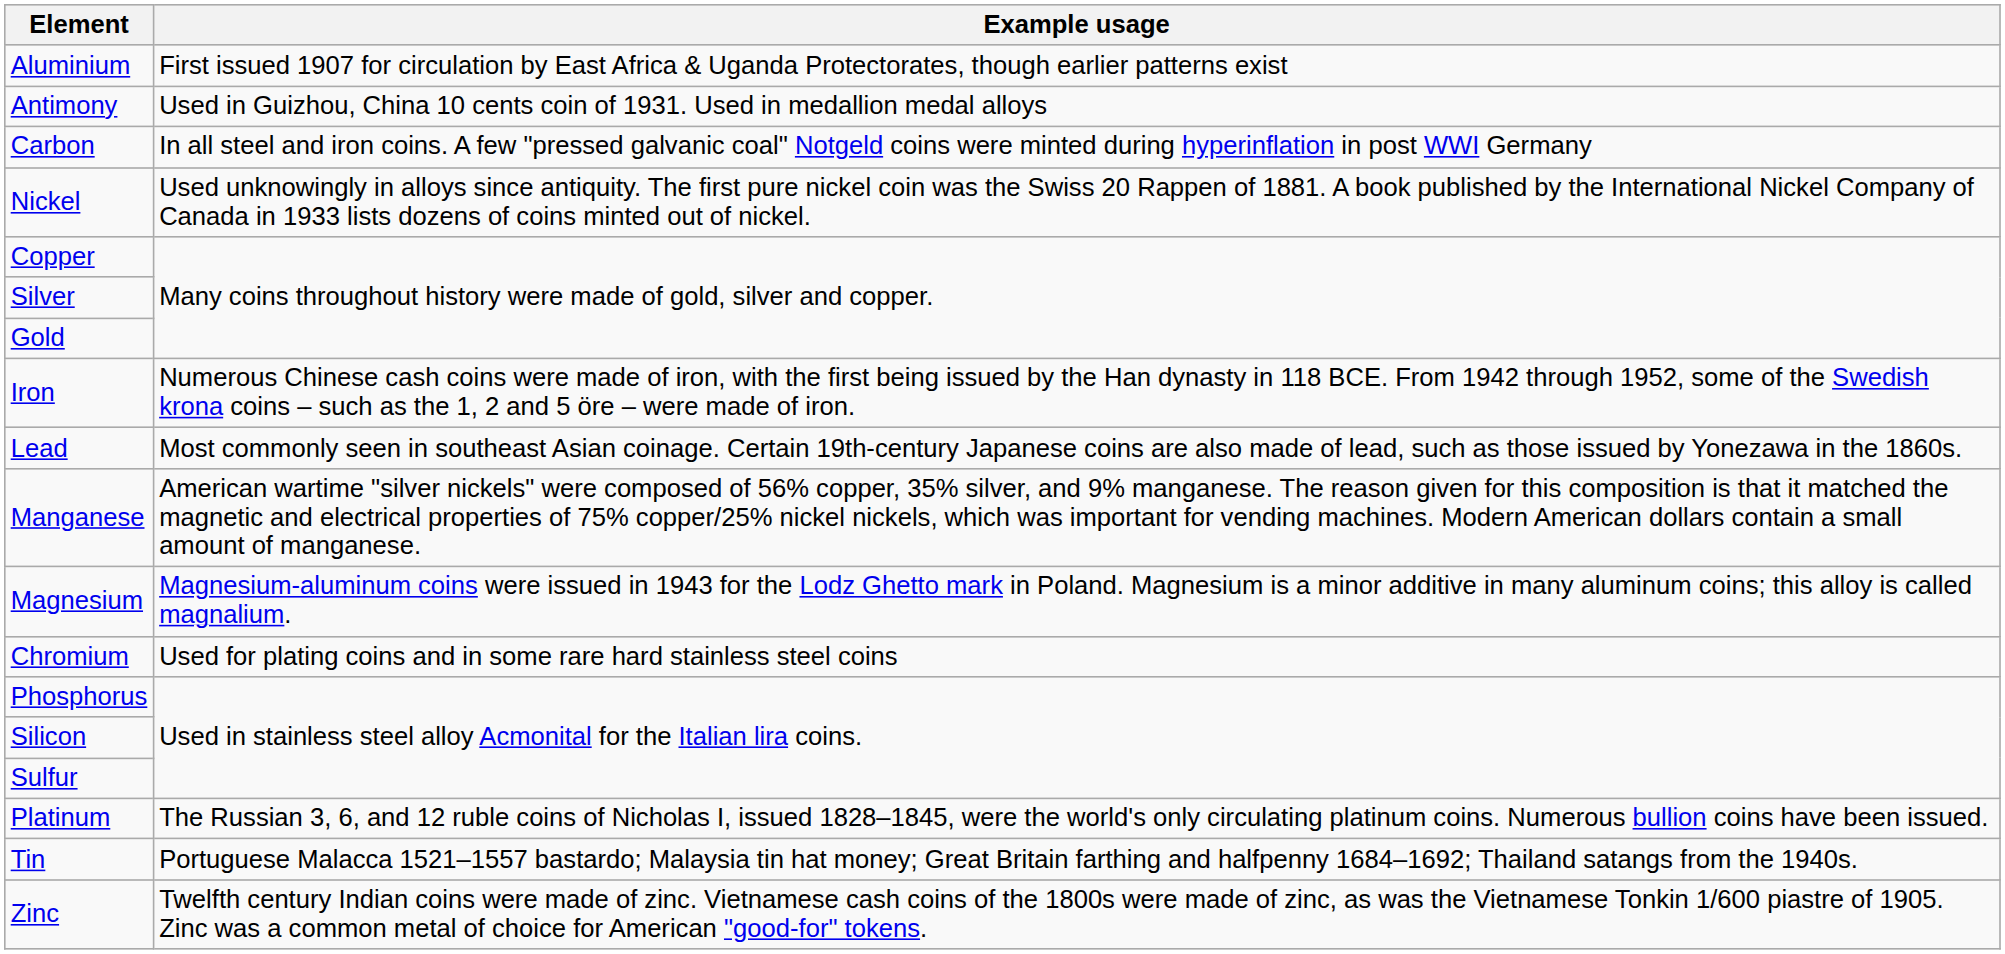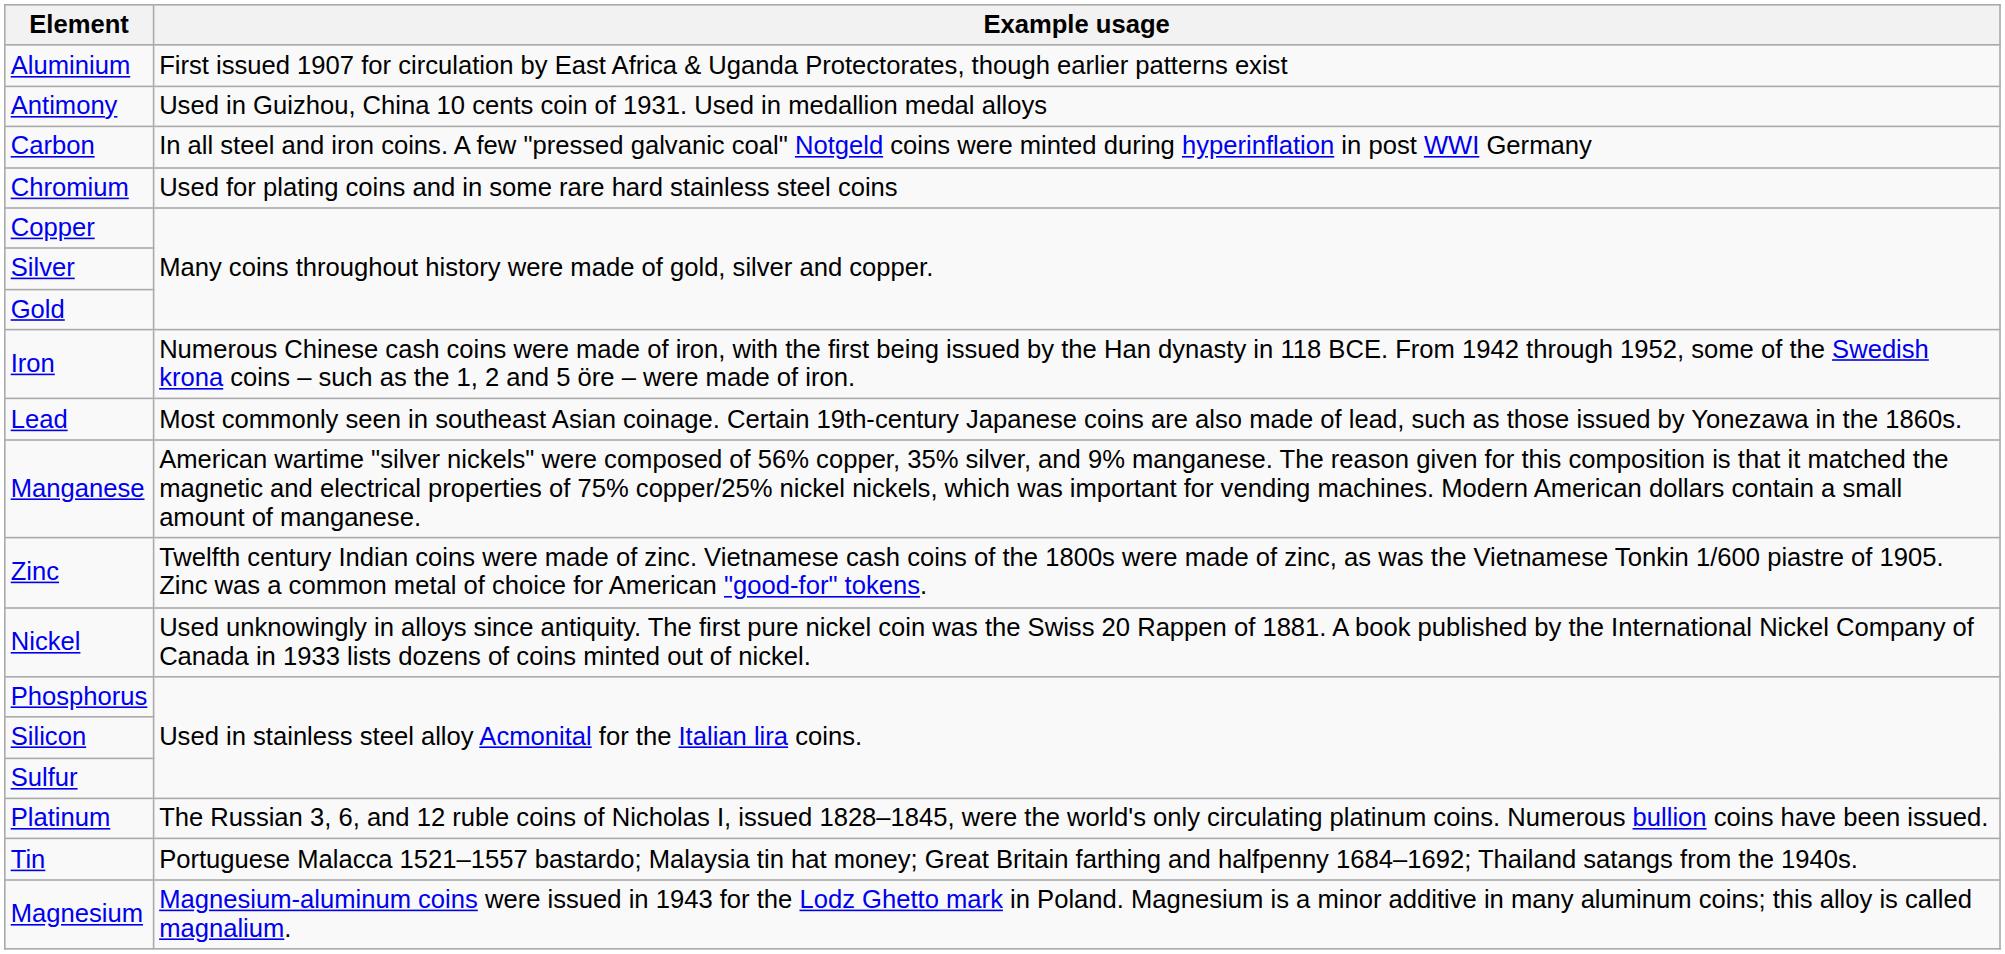rows swapped: (70, 656) <-> (46, 201)
rows swapped: (77, 601) <-> (35, 914)
